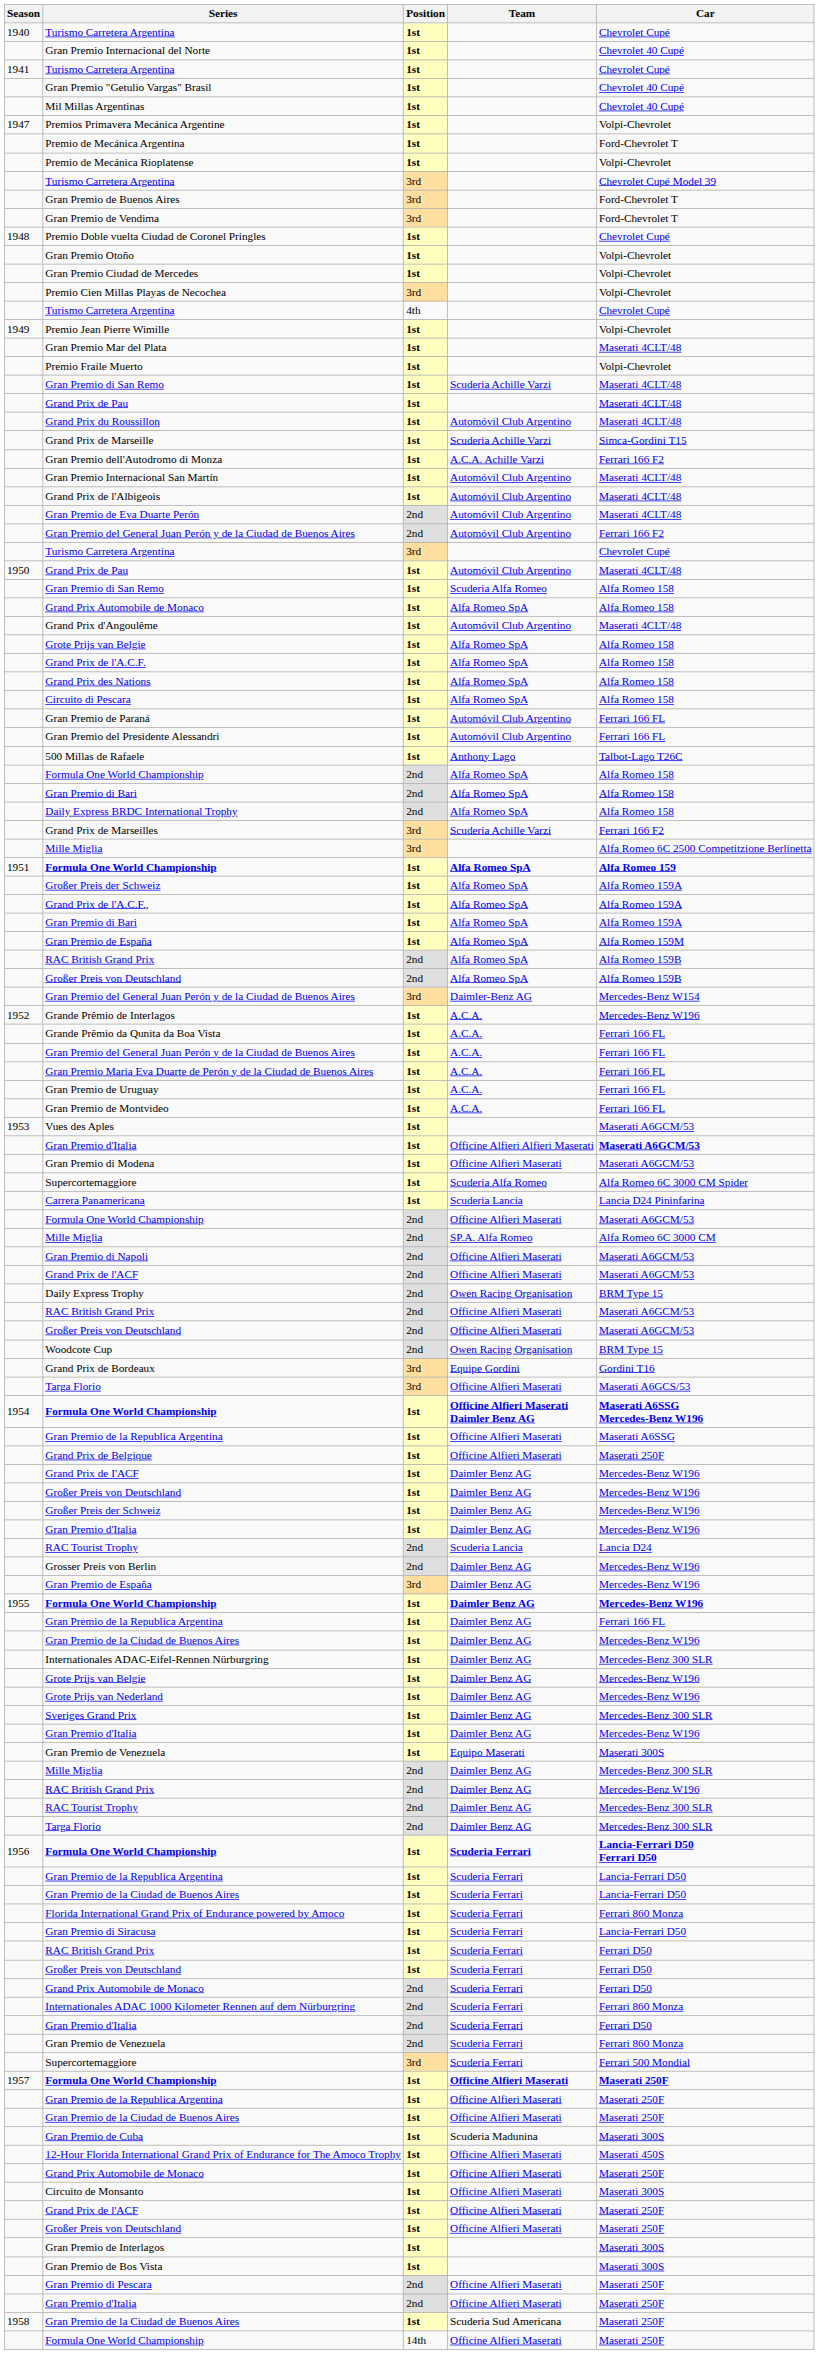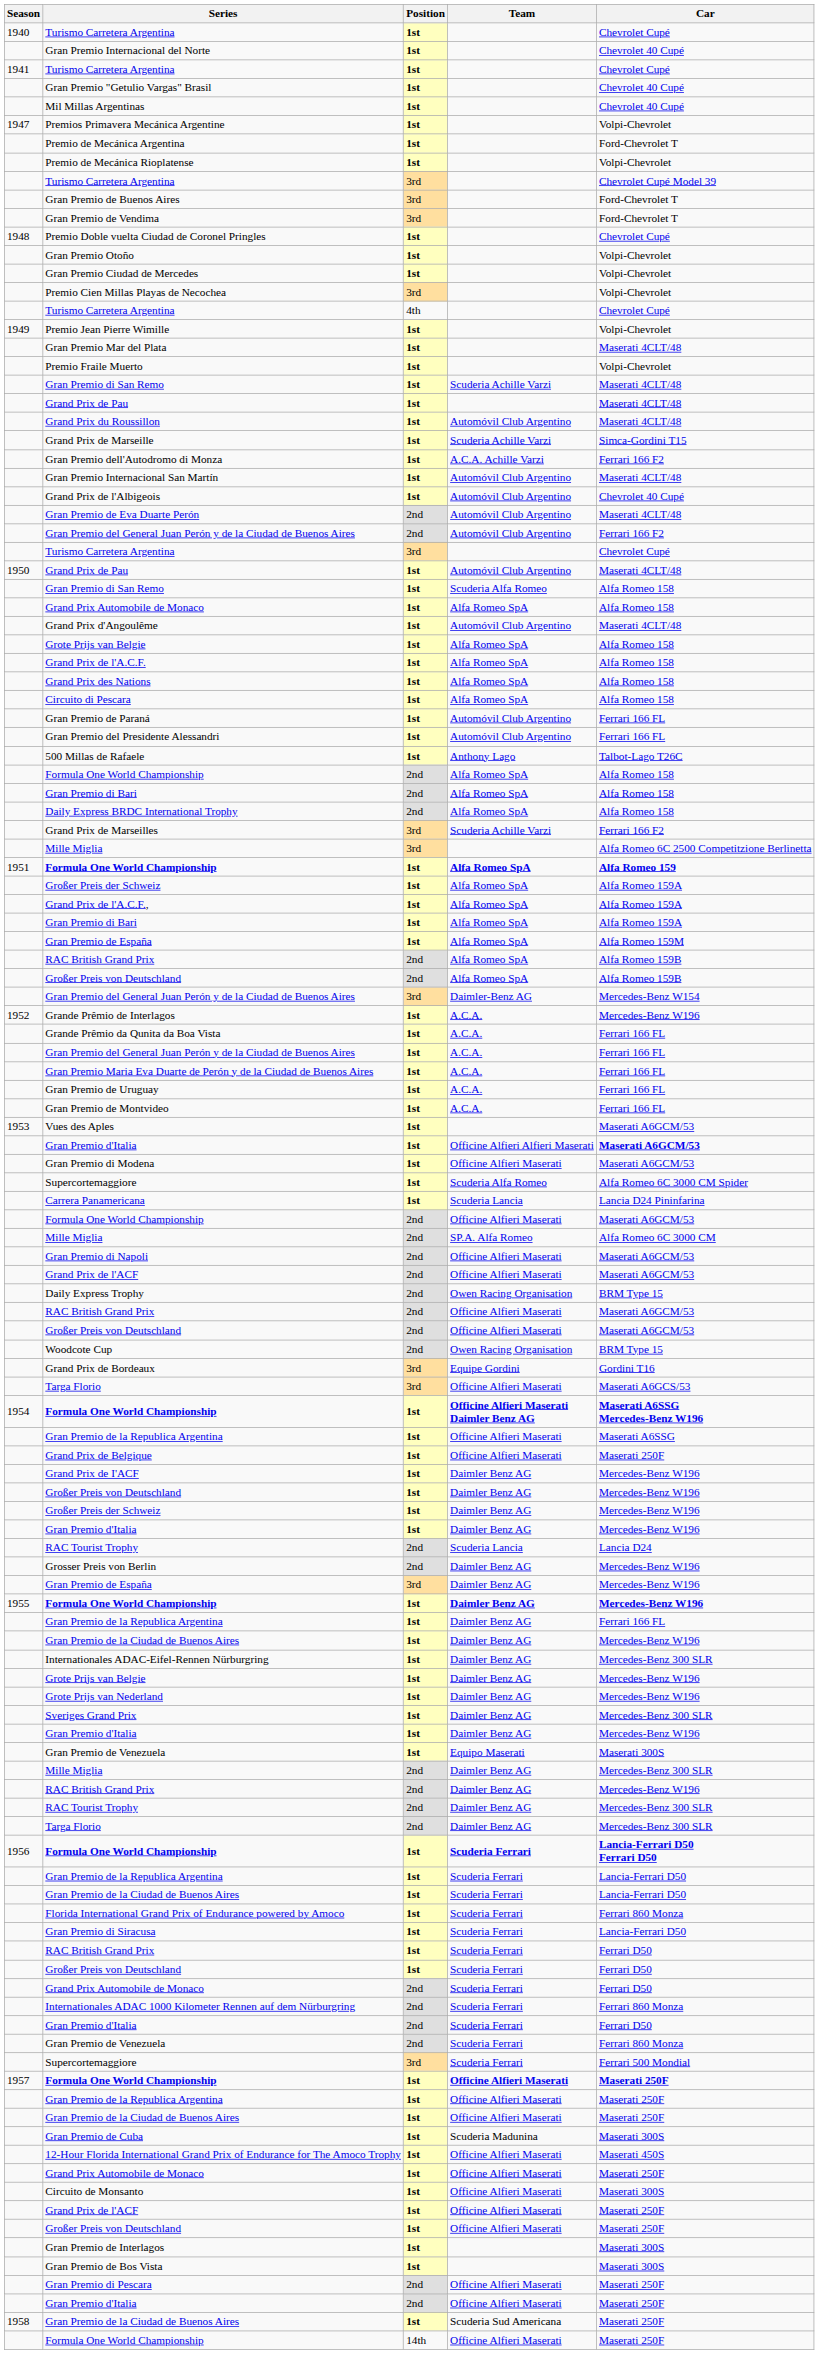(640, 496) Maserati 4CLT/48 -> (641, 496) Chevrolet 40 Cupé
